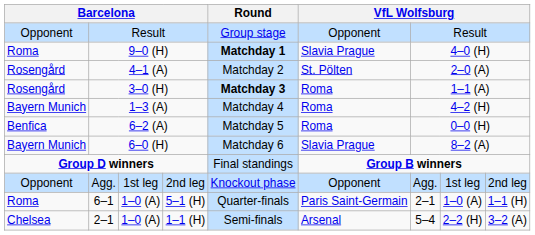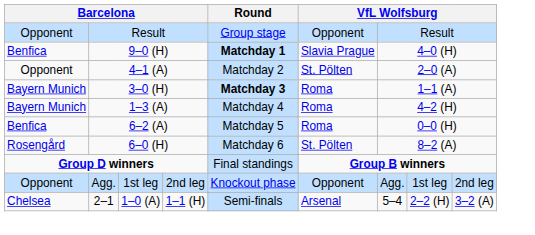(23, 51) Roma -> (27, 51) Benfica
(36, 70) Rosengård -> (47, 70) Opponent
(36, 88) Rosengård -> (47, 88) Bayern Munich
(47, 145) Bayern Munich -> (36, 145) Rosengård
(338, 145) Slavia Prague -> (327, 145) St. Pölten
- row: (104, 201)
